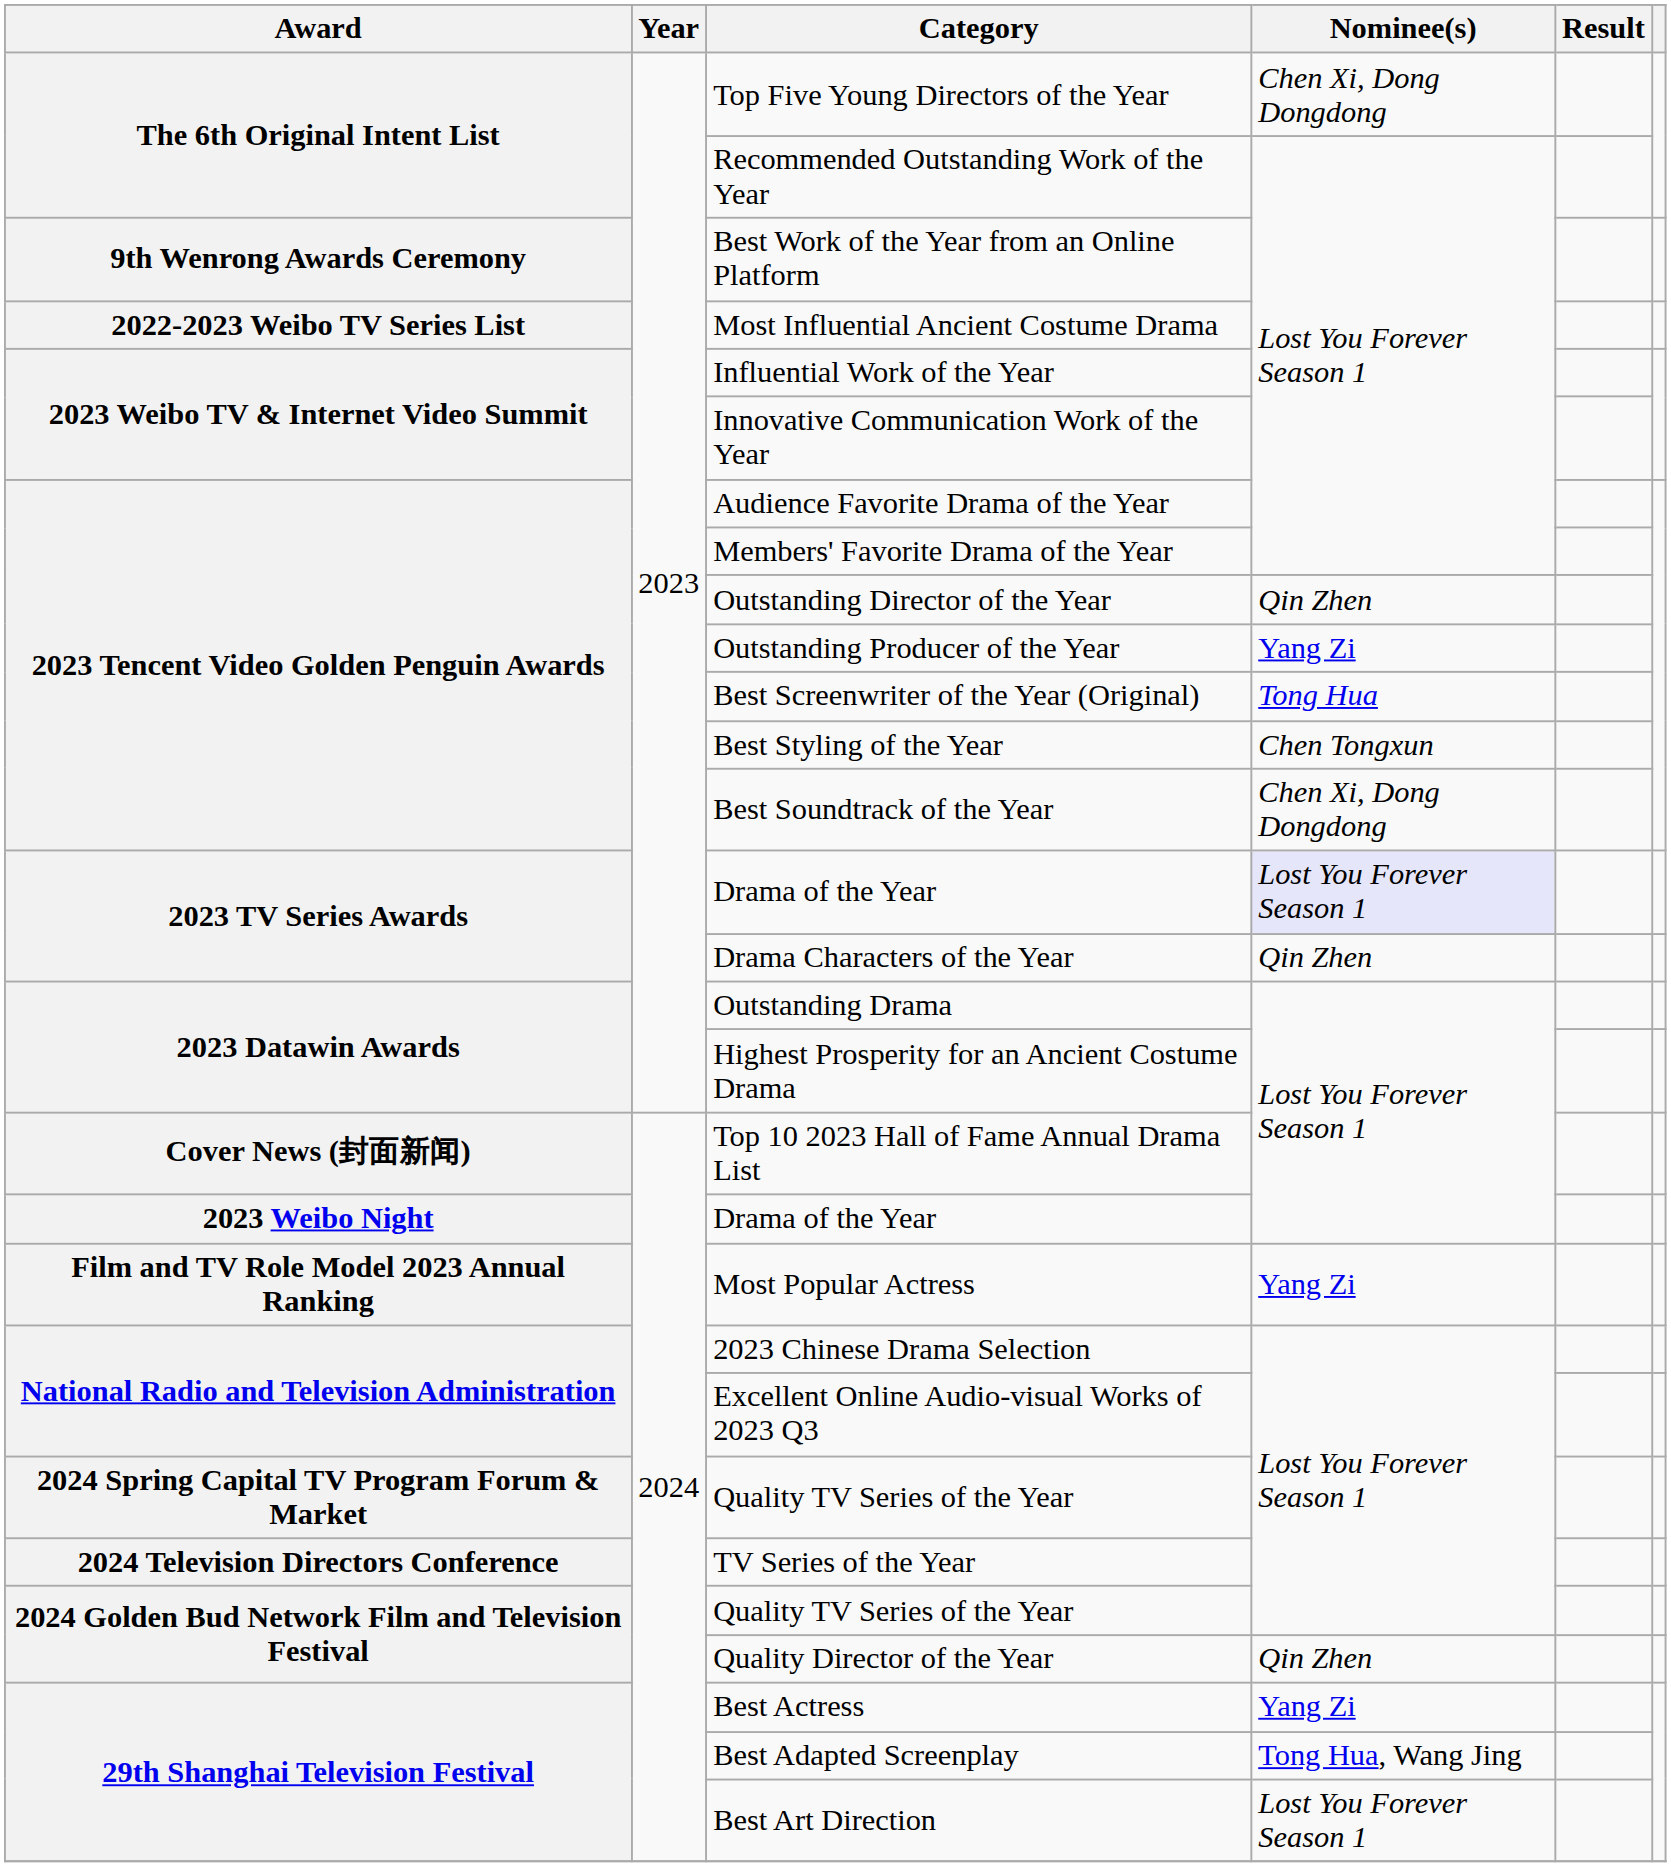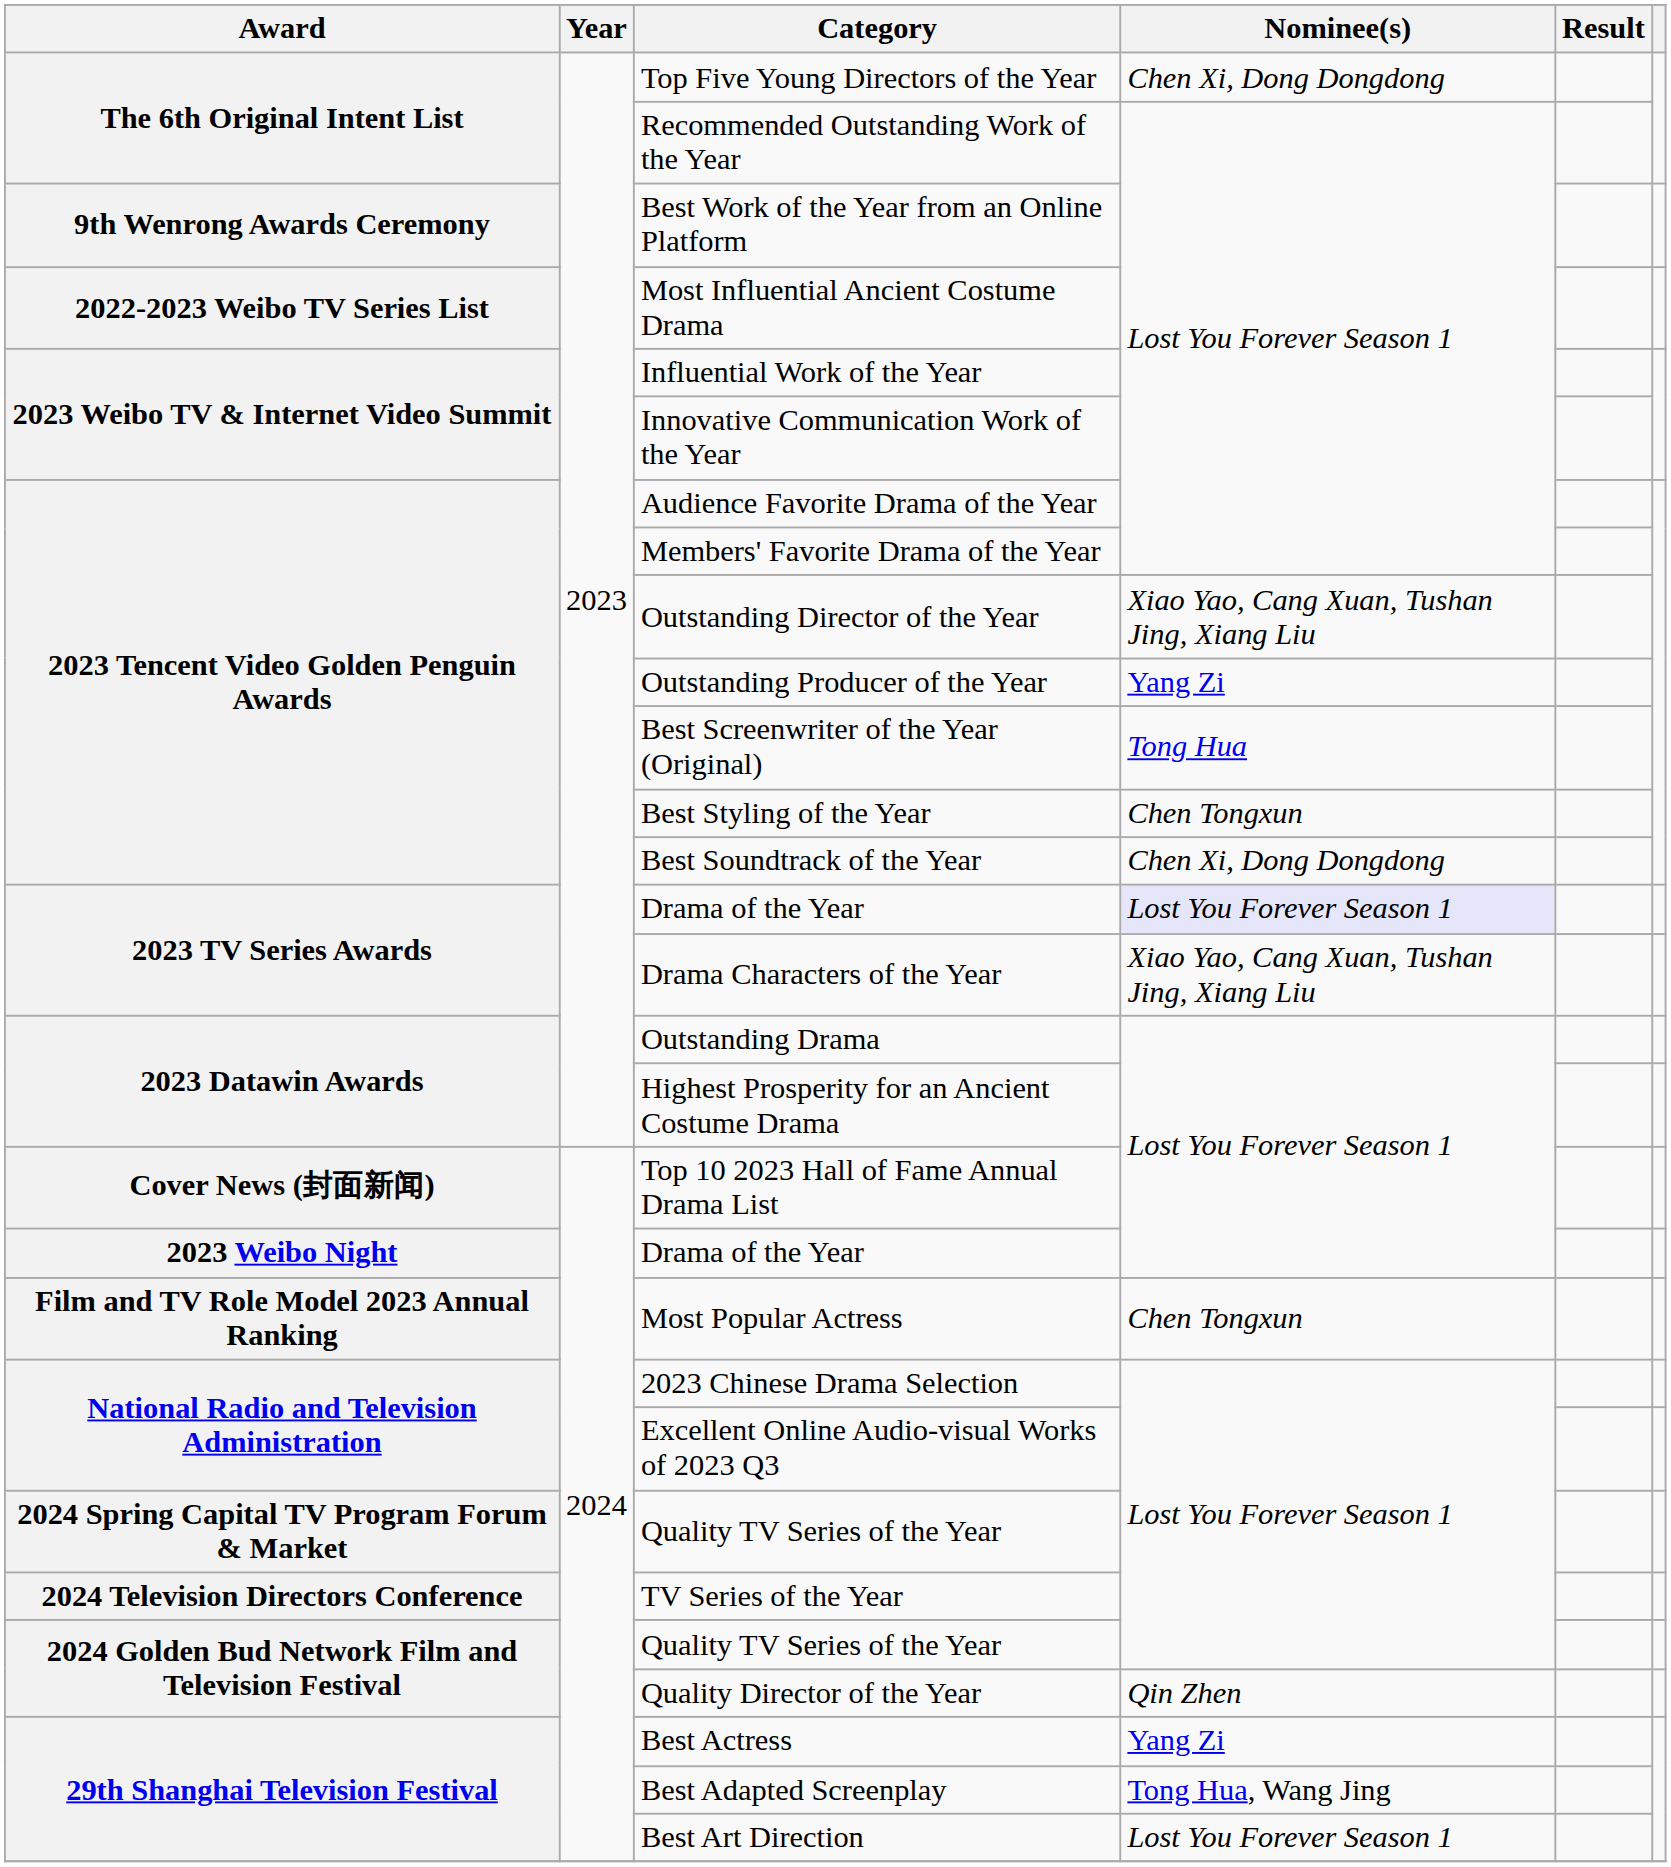(1315, 599) Qin Zhen -> (1310, 616) Xiao Yao, Cang Xuan, Tushan Jing, Xiang Liu
(1315, 956) Qin Zhen -> (1310, 974) Xiao Yao, Cang Xuan, Tushan Jing, Xiang Liu
(1307, 1283) Yang Zi -> (1215, 1317) Chen Tongxun
